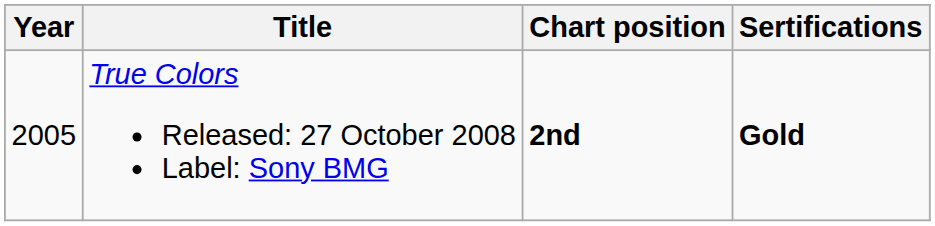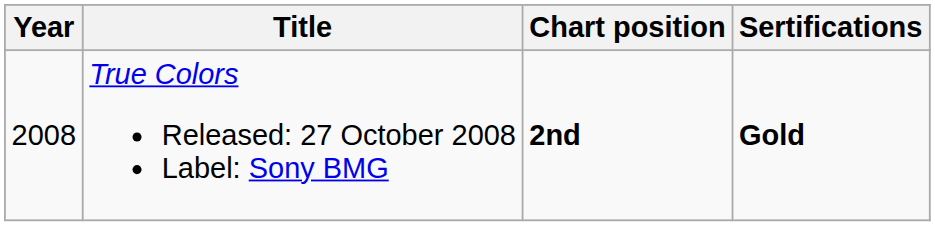(44, 134) 2005 -> (44, 134) 2008
